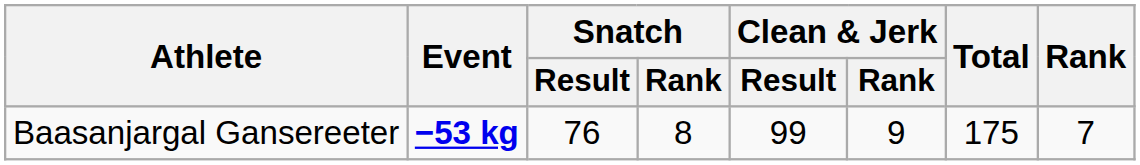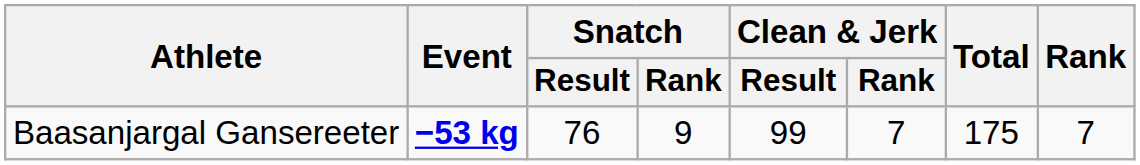(683, 133) 8 -> (683, 133) 9
(896, 133) 9 -> (896, 133) 7
